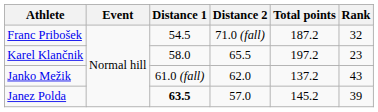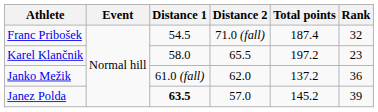(304, 35) 187.2 -> (304, 35) 187.4
(356, 76) 43 -> (356, 76) 36
